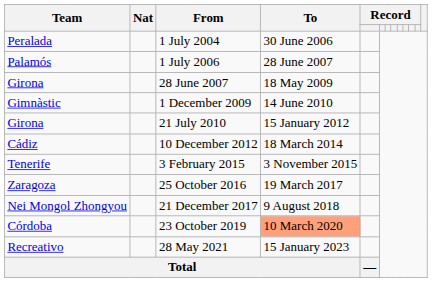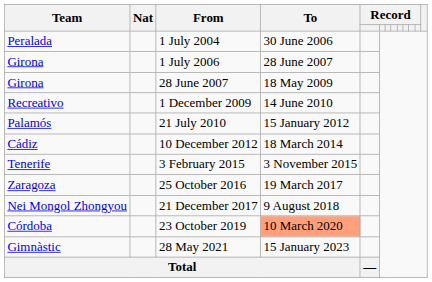(29, 61) Palamós -> (25, 61) Girona
(34, 102) Gimnàstic -> (35, 102) Recreativo
(25, 123) Girona -> (29, 123) Palamós
(35, 246) Recreativo -> (34, 246) Gimnàstic
